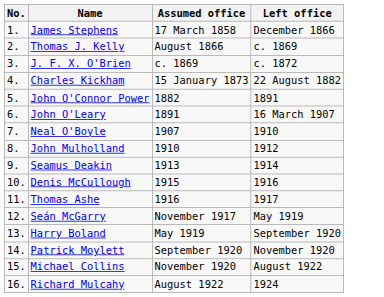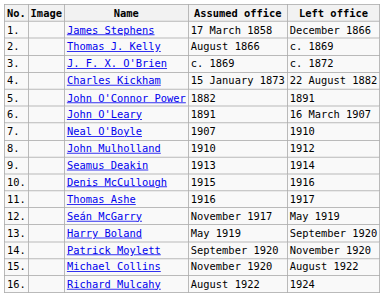+ column: (46, 13)
